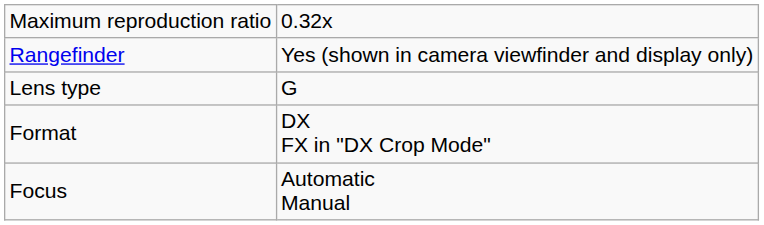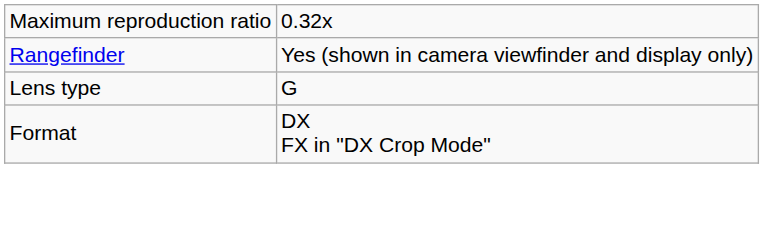- row: (38, 190)
